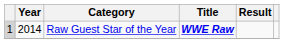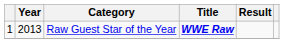(10, 30) lightgrey background -> (10, 30) no background
(30, 30) 2014 -> (30, 30) 2013
